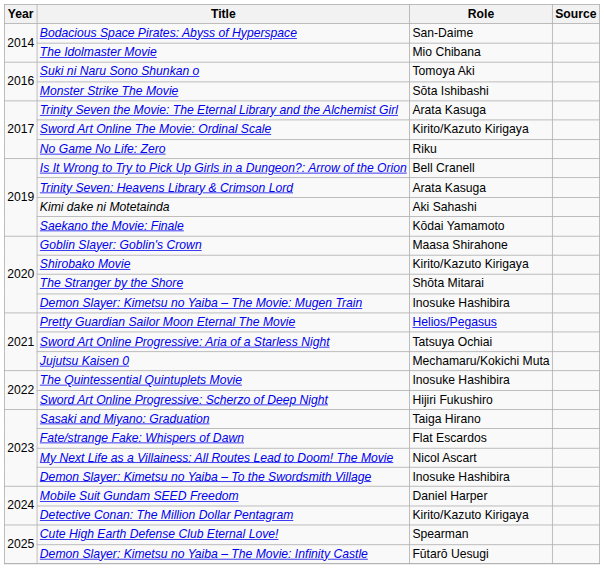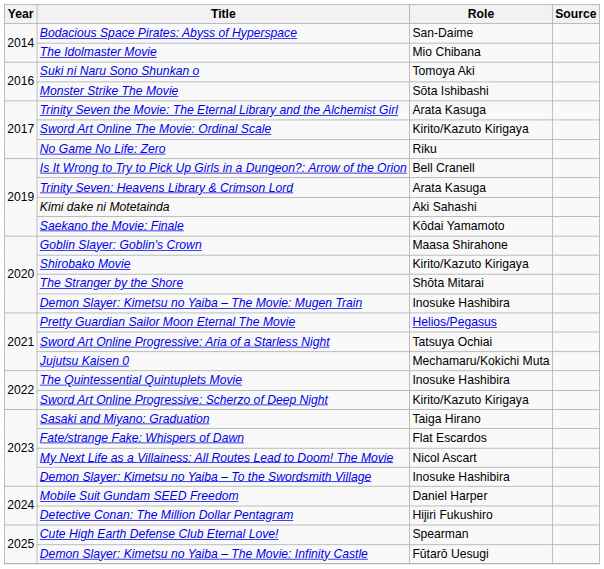(453, 399) Hijiri Fukushiro -> (471, 399) Kirito/Kazuto Kirigaya
(471, 515) Kirito/Kazuto Kirigaya -> (453, 515) Hijiri Fukushiro
